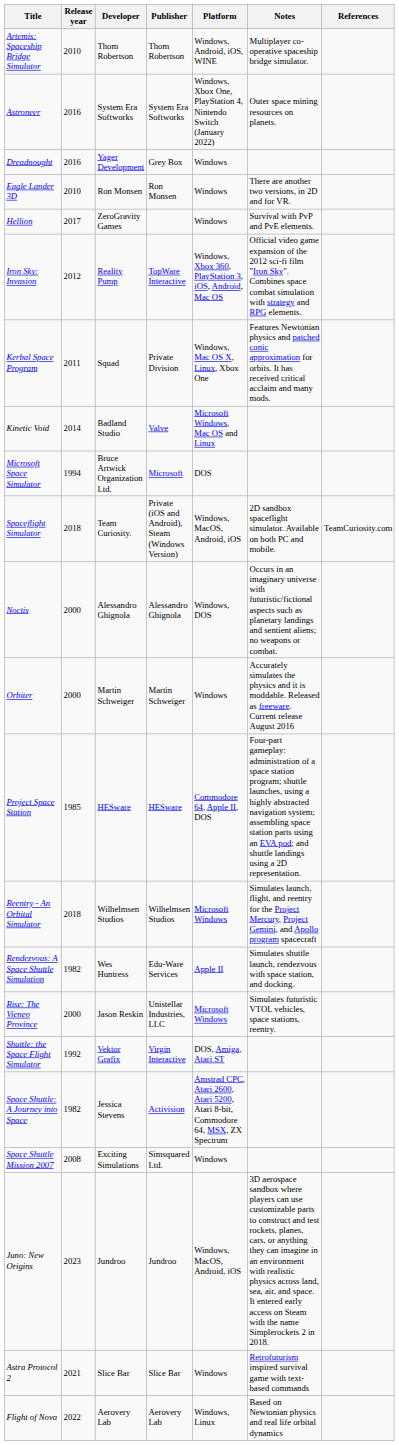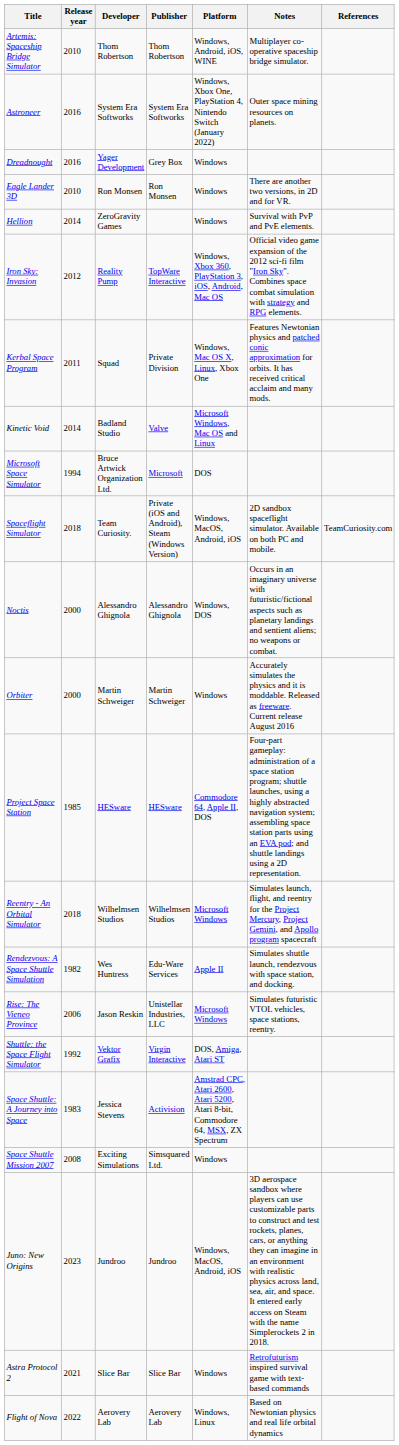(72, 221) 2017 -> (72, 221) 2014
(72, 1014) 2000 -> (72, 1014) 2006
(72, 1109) 1982 -> (72, 1109) 1983
